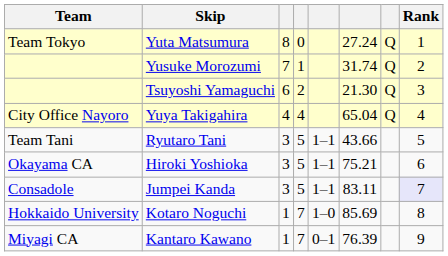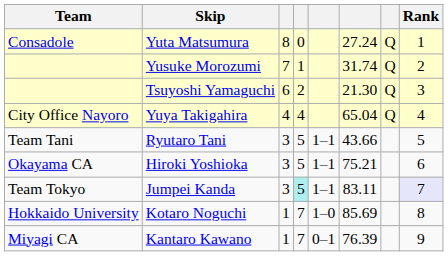(47, 41) Team Tokyo -> (41, 41) Consadole
(41, 189) Consadole -> (47, 189) Team Tokyo
(301, 189) no background -> (301, 189) paleturquoise background
